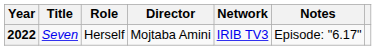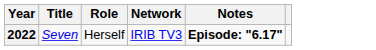- column: (171, 14)
(318, 34) normal -> (235, 34) bold
